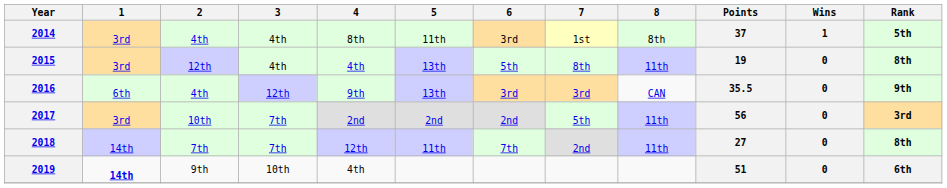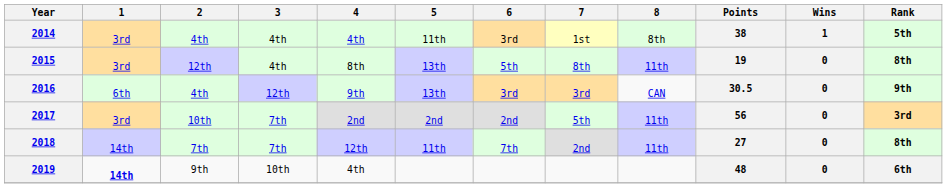(356, 39) 8th -> (356, 39) 4th
(741, 34) 37 -> (741, 34) 38
(356, 67) 4th -> (356, 67) 8th
(741, 88) 35.5 -> (741, 88) 30.5
(741, 170) 51 -> (741, 170) 48
